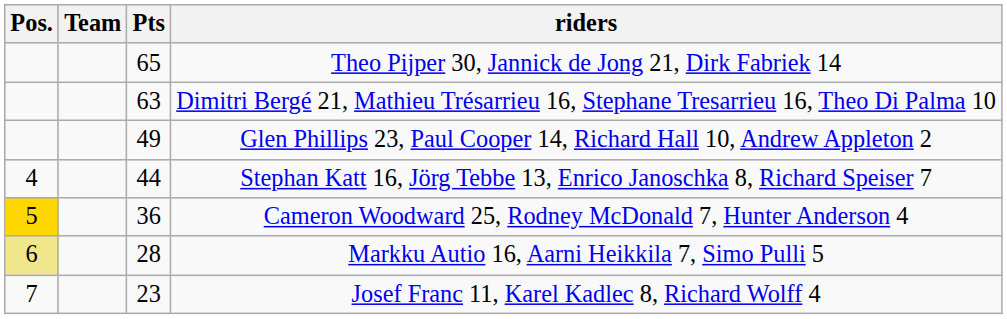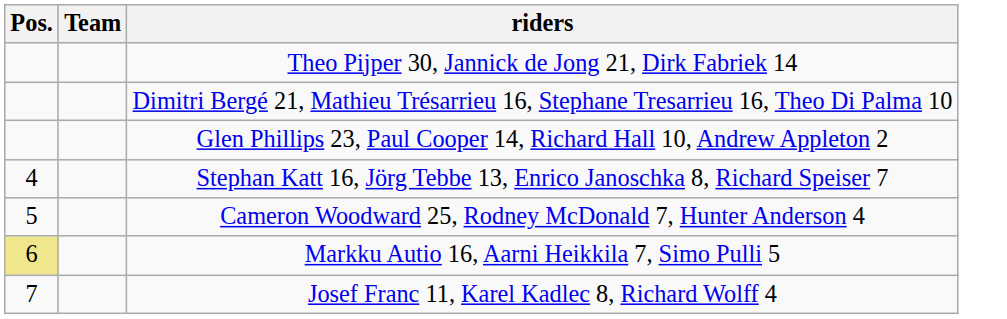- column: (149, 23)
(32, 216) gold background -> (32, 216) no background
